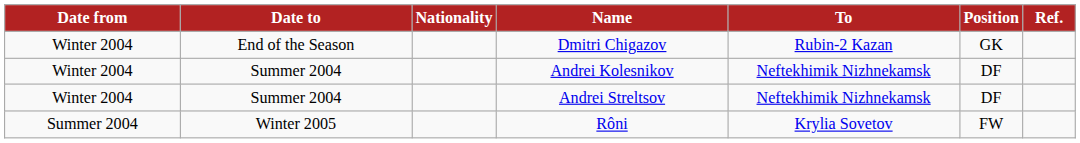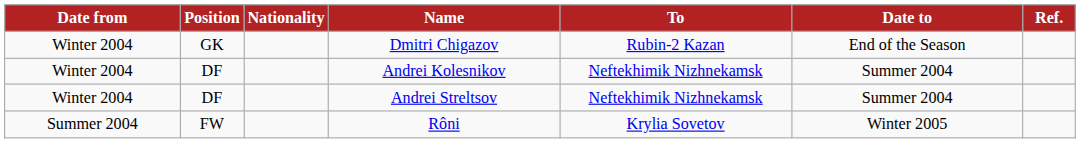columns swapped: (991, 18) <-> (296, 18)
